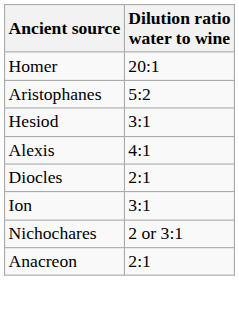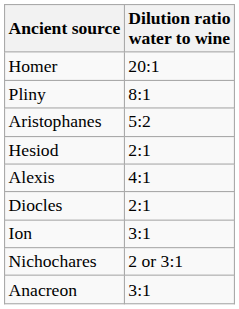+ row: (27, 94)
(140, 121) 3:1 -> (140, 149) 2:1
(140, 261) 2:1 -> (140, 289) 3:1
